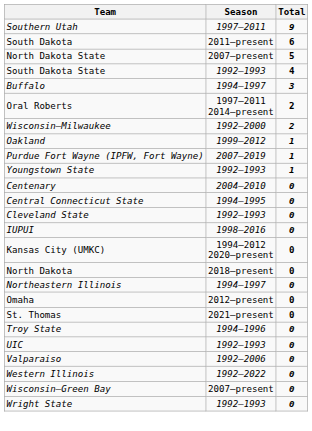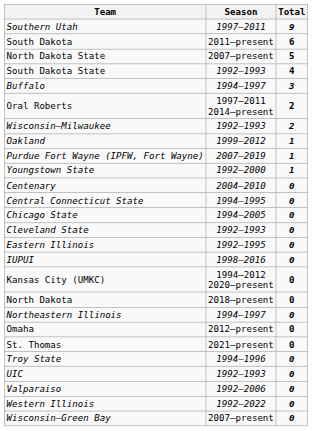(241, 126) 1992–2000 -> (241, 126) 1992–1993
(241, 171) 1992–1993 -> (241, 171) 1992–2000
+ row: (42, 215)
+ row: (50, 245)
- row: (39, 404)
